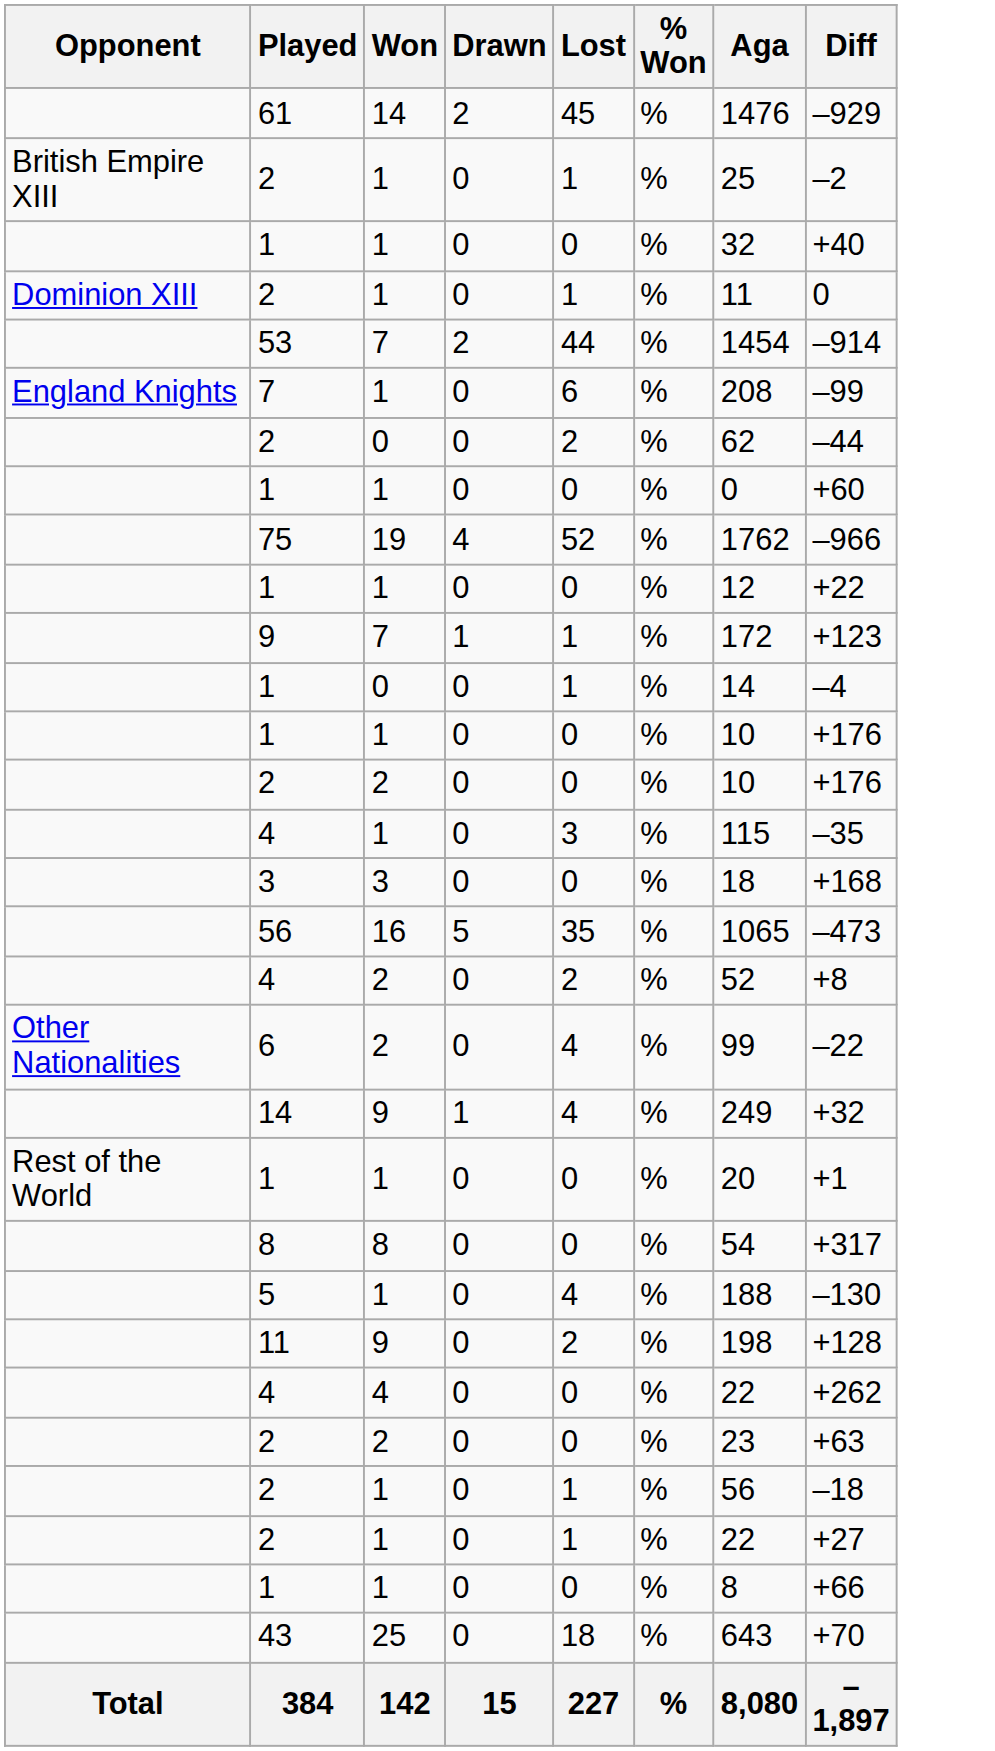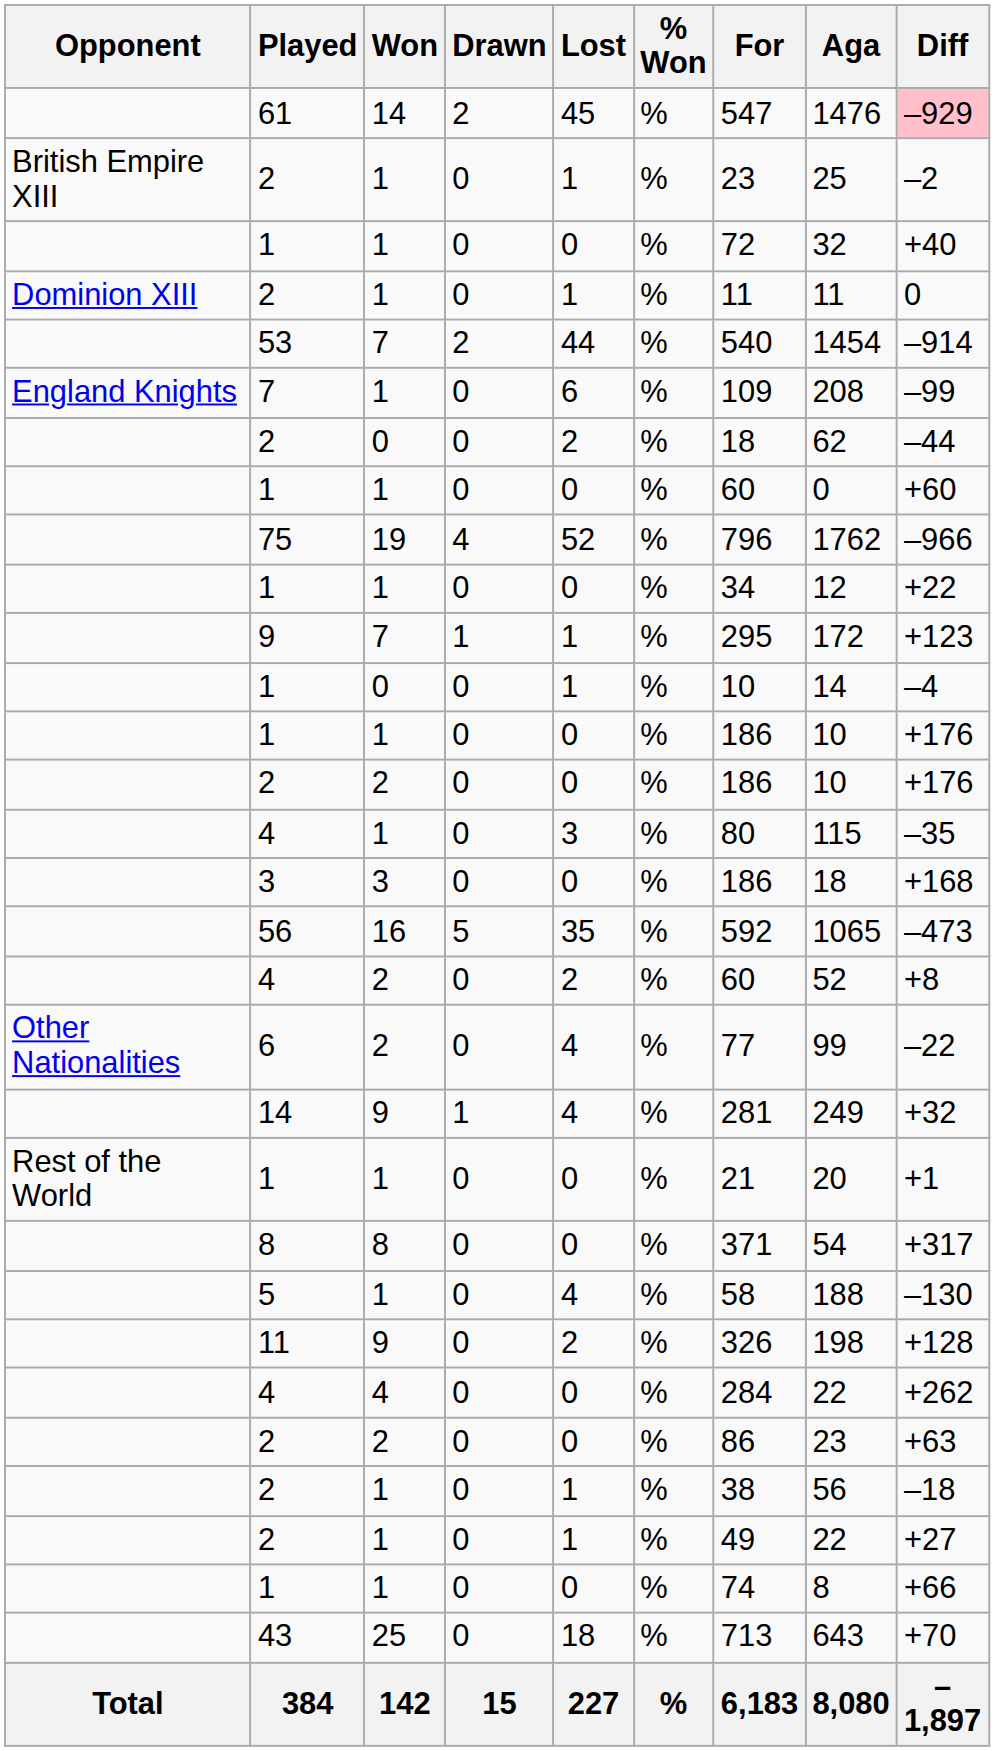+ column: (760, 46)
(847, 112) no background -> (938, 112) pink background
